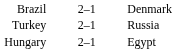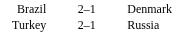- row: (25, 42)
